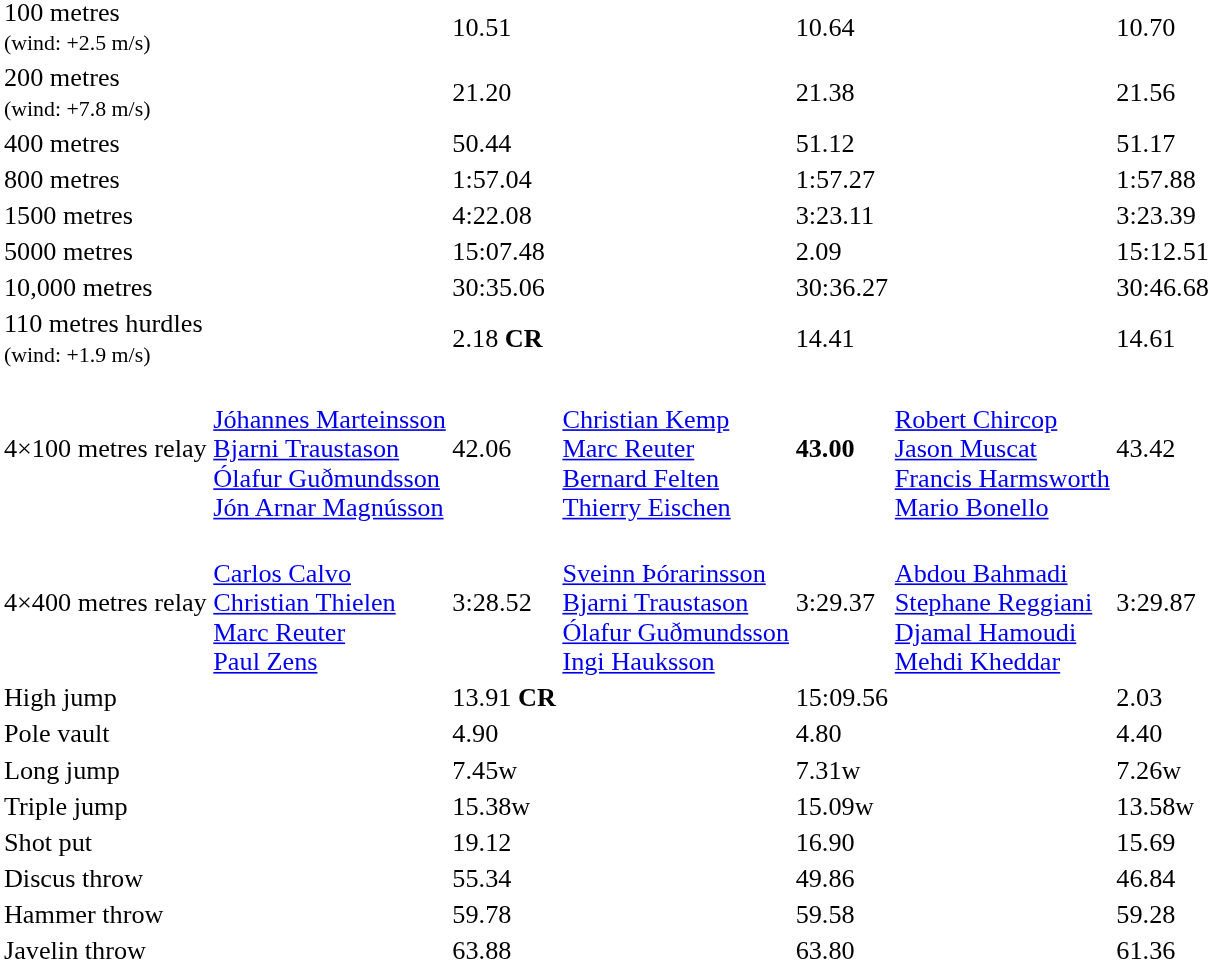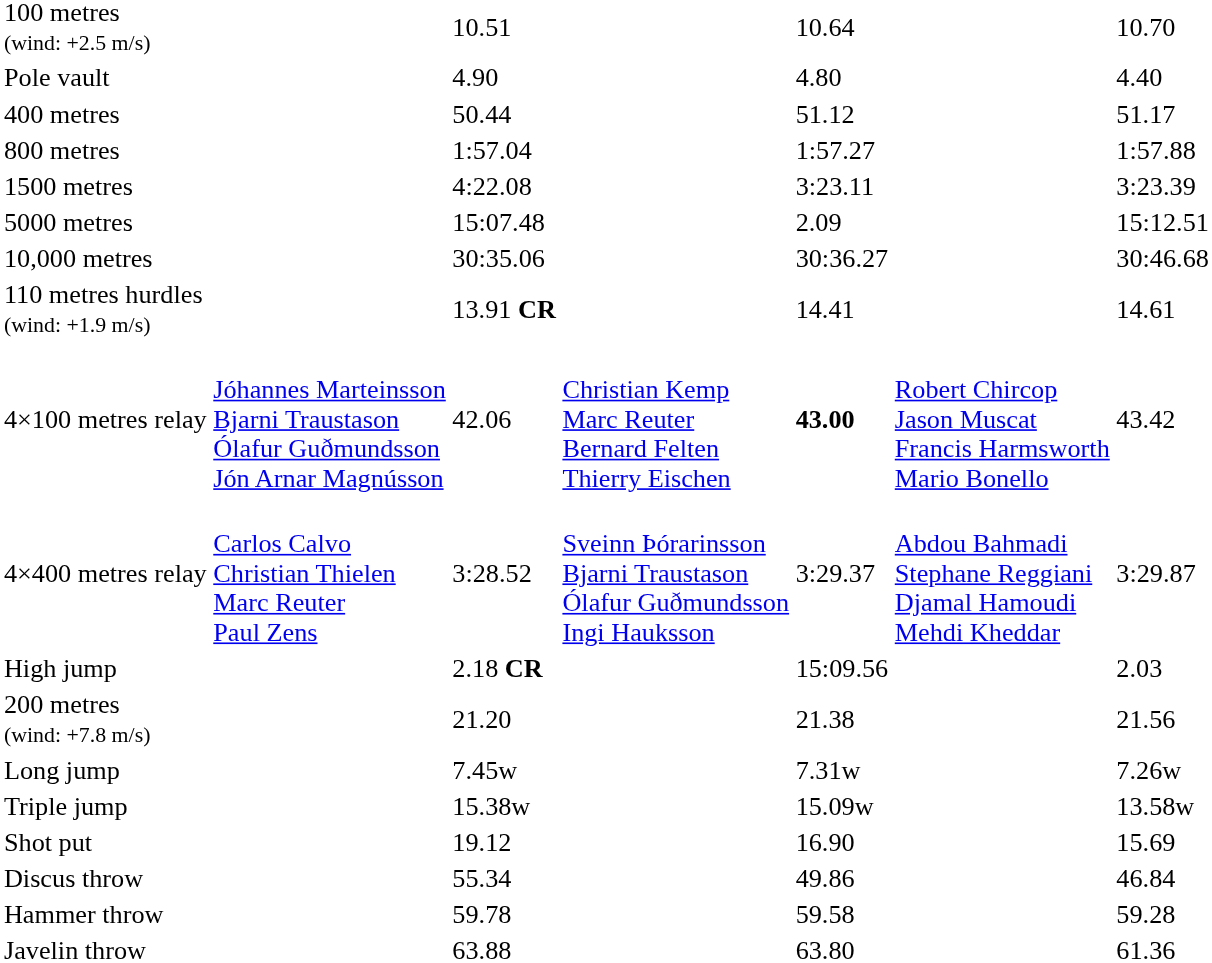rows swapped: (77, 92) <-> (57, 733)
(498, 338) 2.18 CR -> (504, 309) 13.91 CR
(504, 697) 13.91 CR -> (498, 668) 2.18 CR
